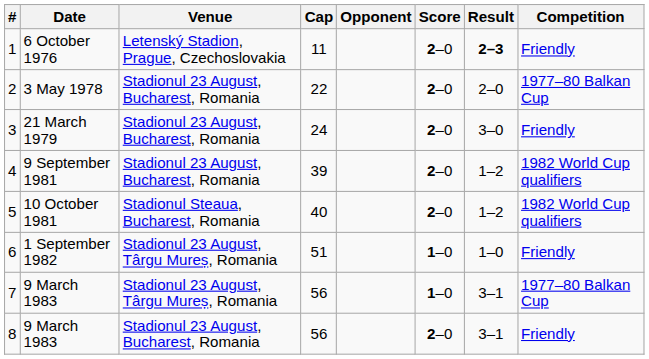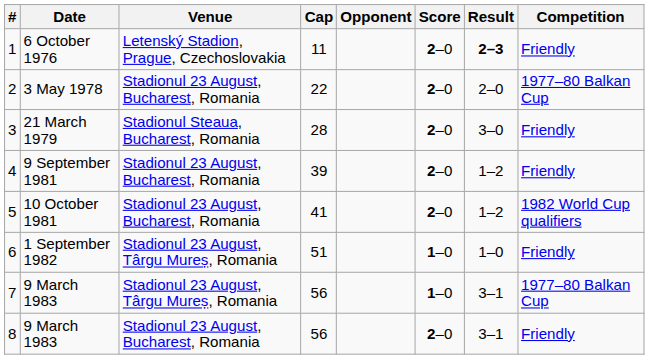(192, 131) Stadionul 23 August, Bucharest, Romania -> (191, 131) Stadionul Steaua, Bucharest, Romania
(319, 131) 24 -> (319, 131) 28
(576, 171) 1982 World Cup qualifiers -> (548, 171) Friendly
(191, 212) Stadionul Steaua, Bucharest, Romania -> (192, 212) Stadionul 23 August, Bucharest, Romania
(319, 212) 40 -> (319, 212) 41
